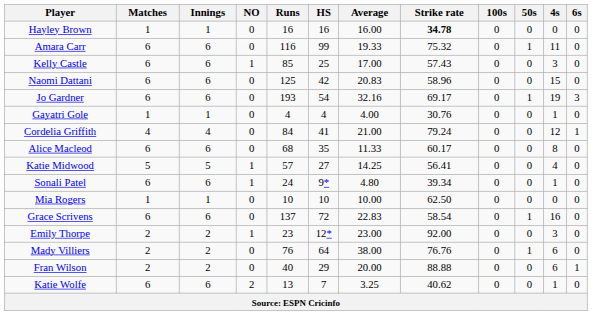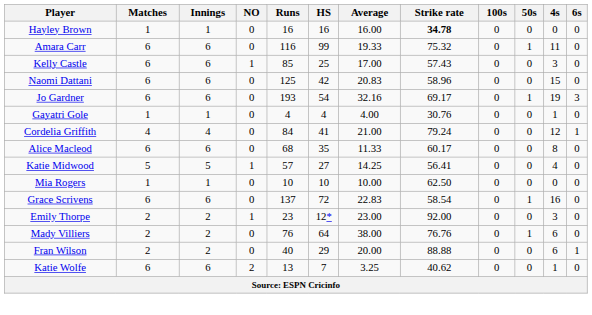- row: (60, 183)
